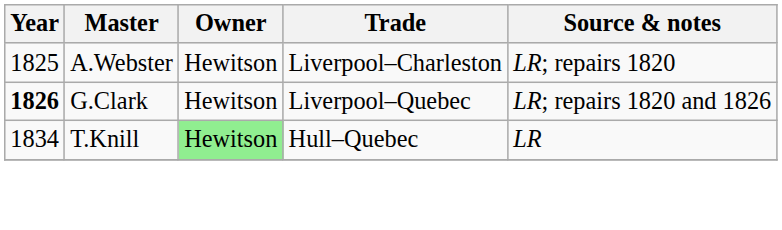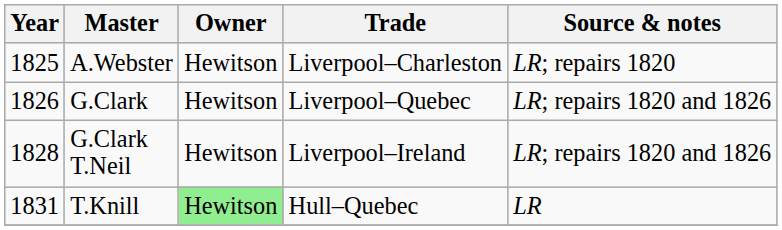(35, 100) bold -> (35, 100) normal
+ row: (109, 153)
(35, 139) 1834 -> (35, 205) 1831
